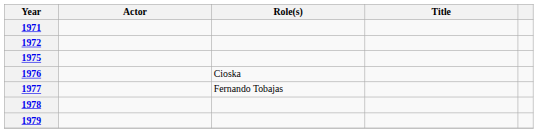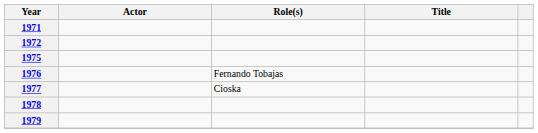(227, 74) Cioska -> (248, 74) Fernando Tobajas
(248, 89) Fernando Tobajas -> (227, 89) Cioska
